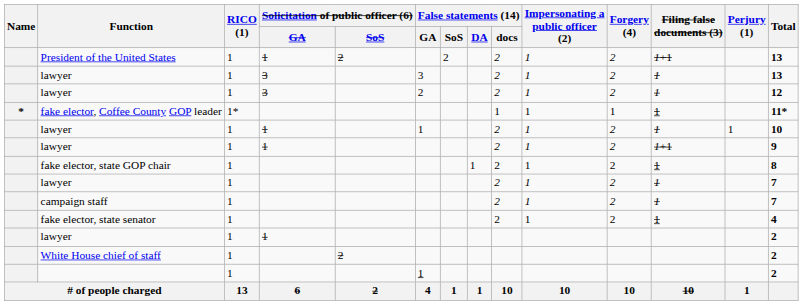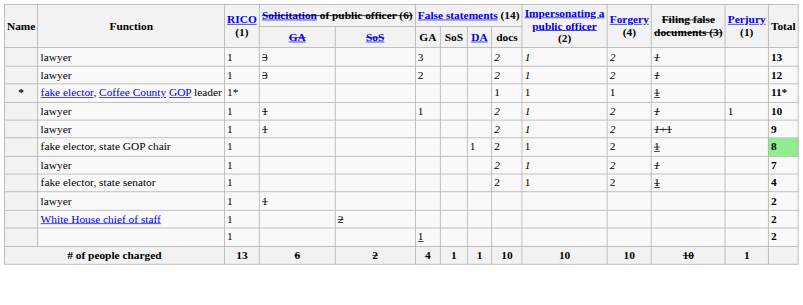- row: (108, 57)
(774, 165) no background -> (774, 147) lightgreen background
- row: (74, 201)
